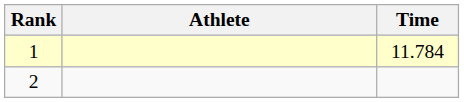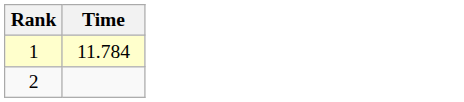- column: (219, 19)
